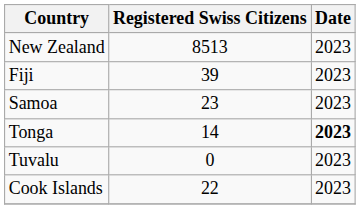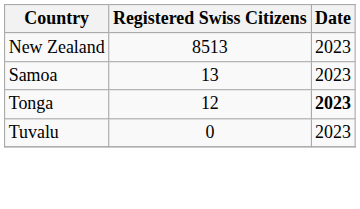- row: (21, 75)
(210, 103) 23 -> (210, 75) 13
(210, 132) 14 -> (210, 103) 12
- row: (56, 189)
